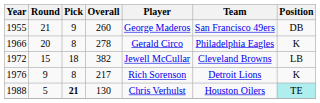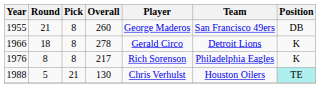(74, 28) 9 -> (74, 28) 8
(45, 43) 20 -> (45, 43) 18
(235, 43) Philadelphia Eagles -> (235, 43) Detroit Lions
- row: (17, 59)
(45, 75) 9 -> (45, 59) 8
(235, 75) Detroit Lions -> (235, 59) Philadelphia Eagles
(74, 91) bold -> (74, 75) normal
